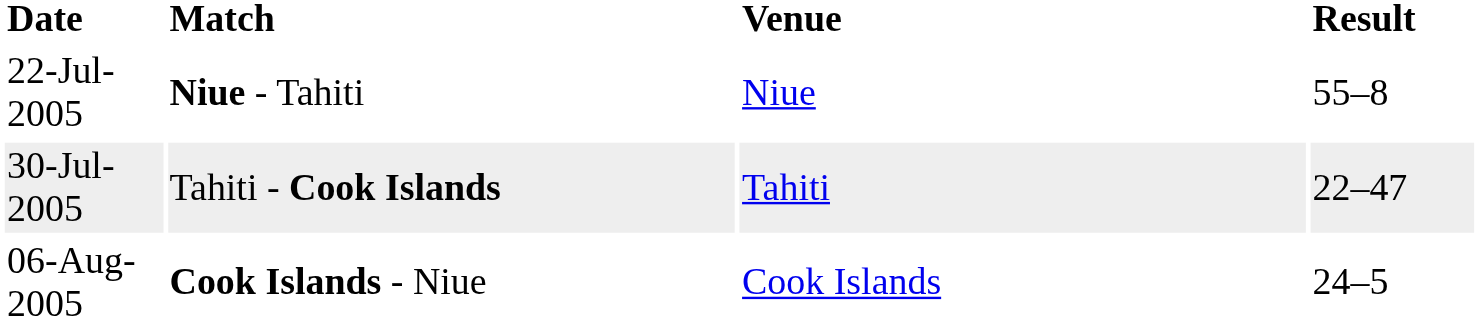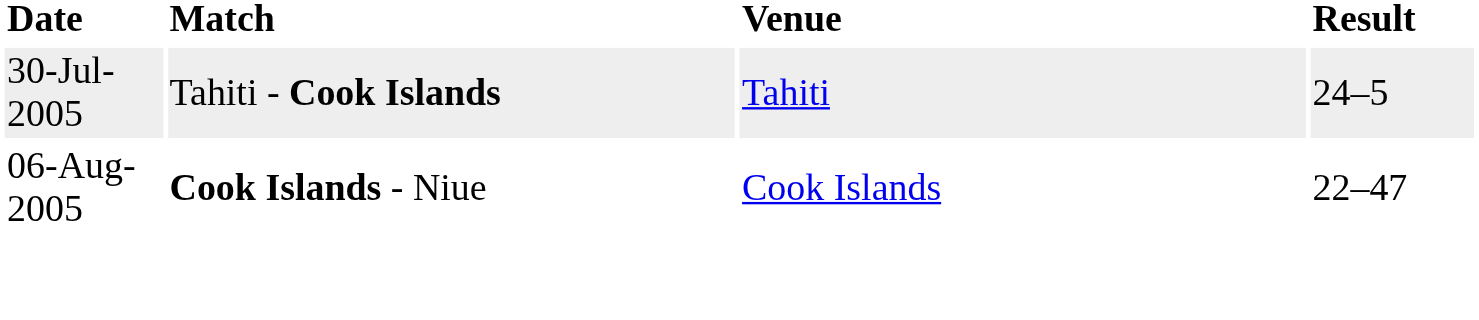- row: (61, 92)
(1360, 187) 22–47 -> (1350, 92) 24–5
(1350, 281) 24–5 -> (1360, 187) 22–47
